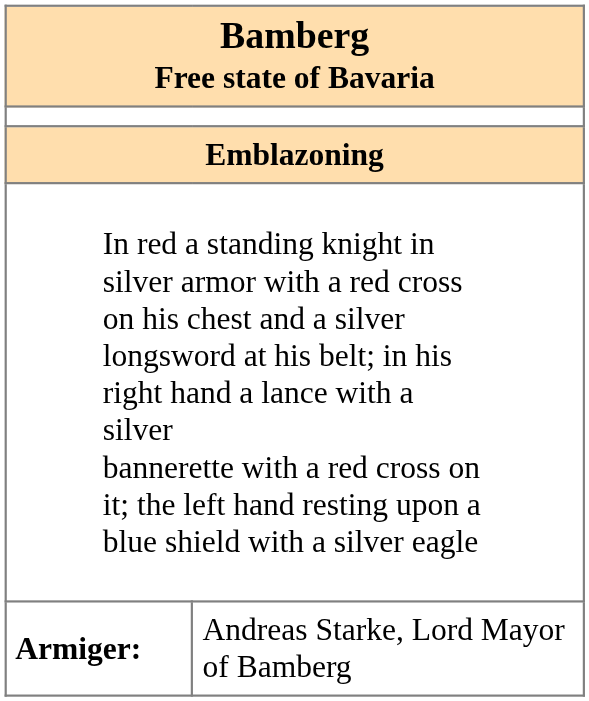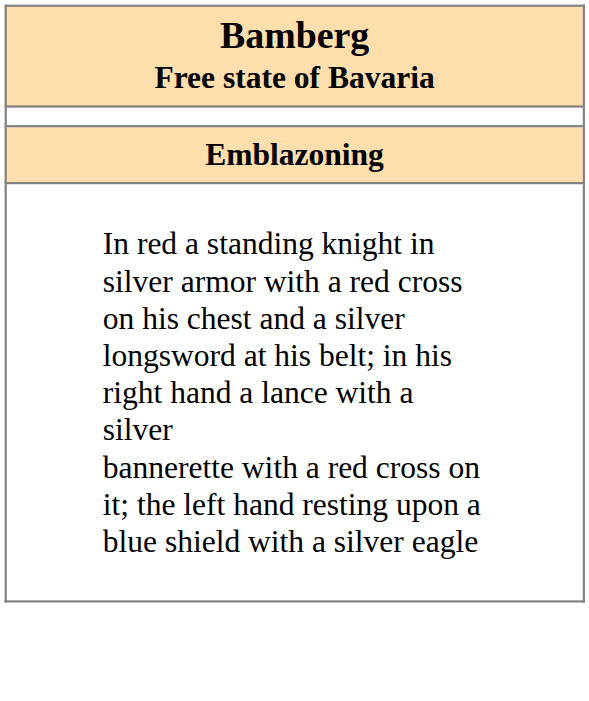- row: (78, 648)
